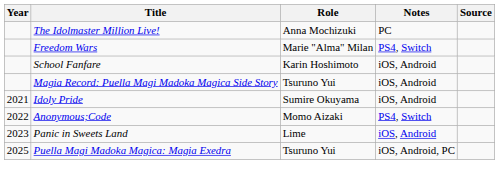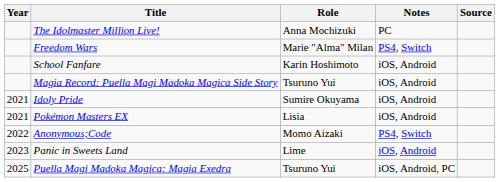+ row: (81, 116)
